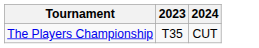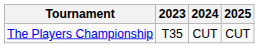+ column: (238, 14)
